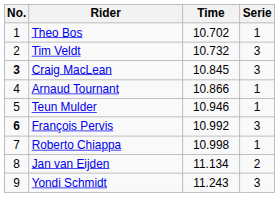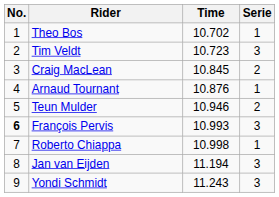(211, 51) 10.732 -> (211, 51) 10.723
(17, 70) bold -> (17, 70) normal
(257, 70) 3 -> (257, 70) 2
(211, 88) 10.866 -> (211, 88) 10.876
(257, 107) 1 -> (257, 107) 2
(211, 126) 10.992 -> (211, 126) 10.993
(211, 164) 11.134 -> (211, 164) 11.194
(257, 164) 2 -> (257, 164) 3
